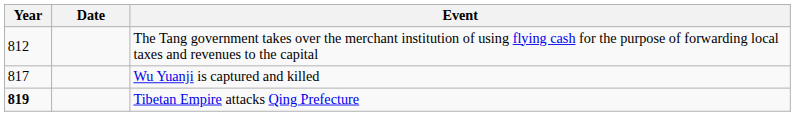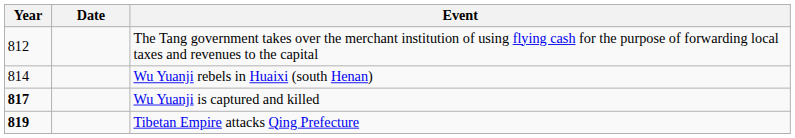+ row: (253, 76)
(18, 76) normal -> (18, 99) bold
